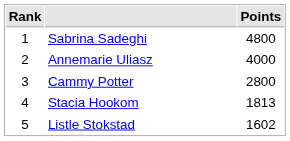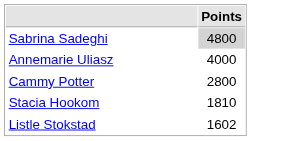- column: (25, 16)
(261, 38) no background -> (222, 38) lightgrey background
(261, 103) 1813 -> (222, 103) 1810
